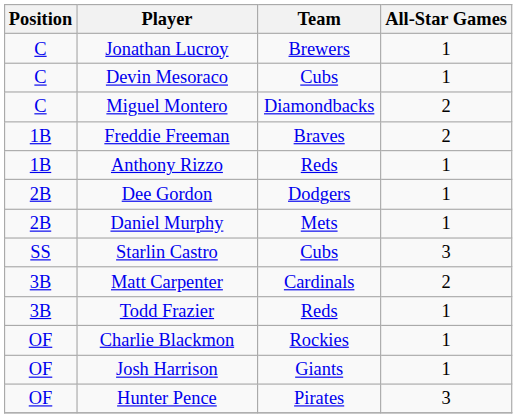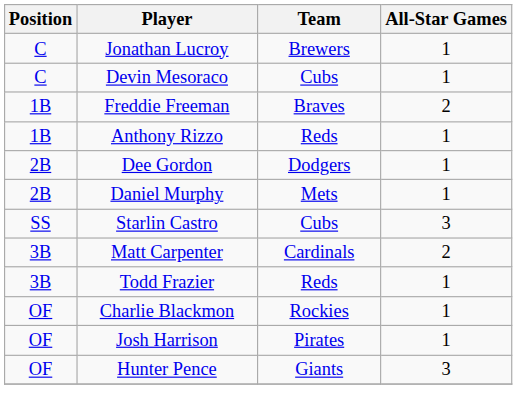- row: (167, 106)
(319, 369) Giants -> (319, 340) Pirates
(319, 398) Pirates -> (319, 369) Giants
